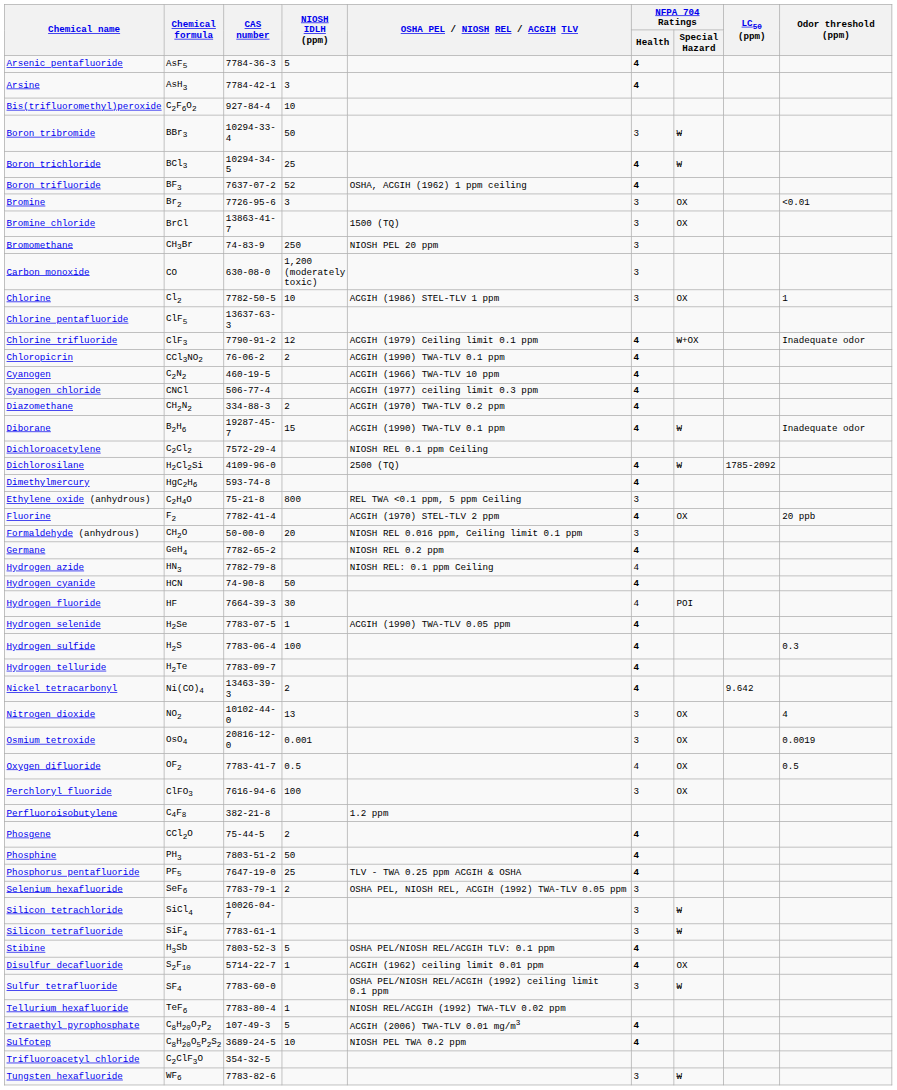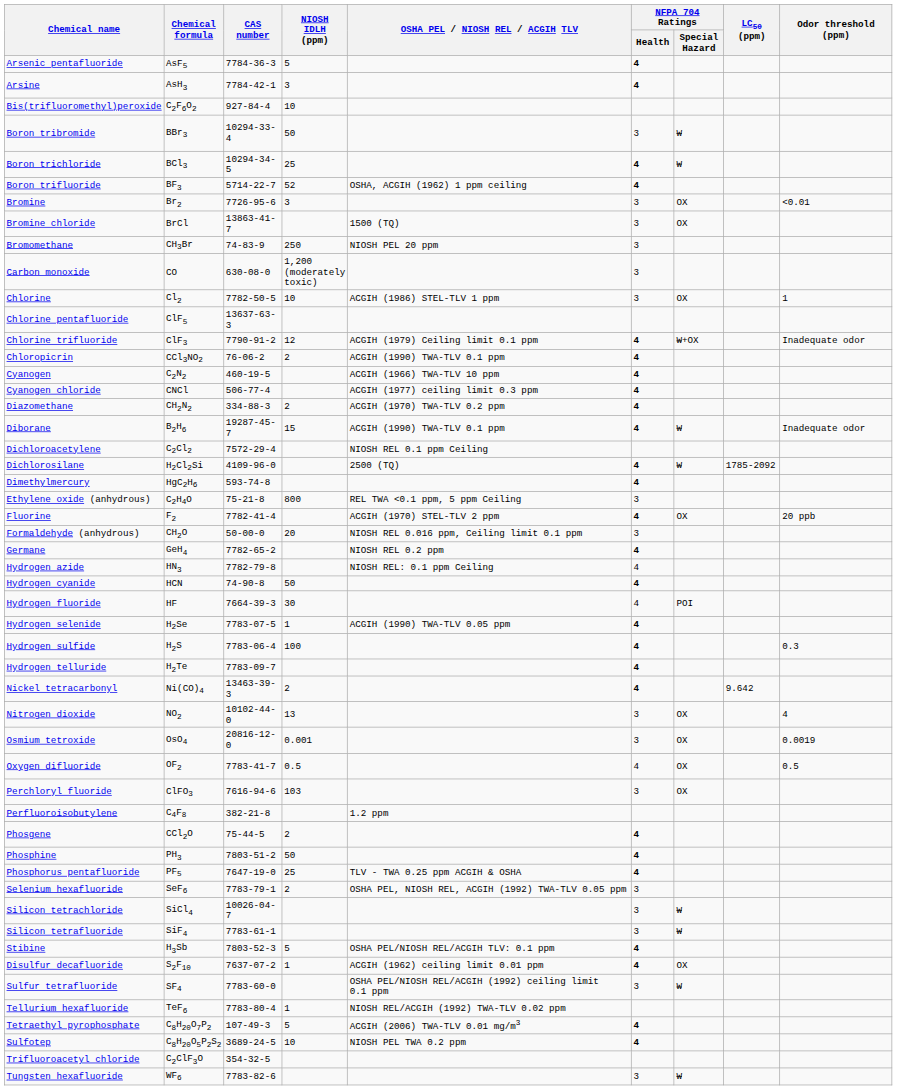(251, 186) 7637-07-2 -> (251, 186) 5714-22-7
(293, 792) 100 -> (293, 792) 103
(251, 966) 5714-22-7 -> (251, 966) 7637-07-2
